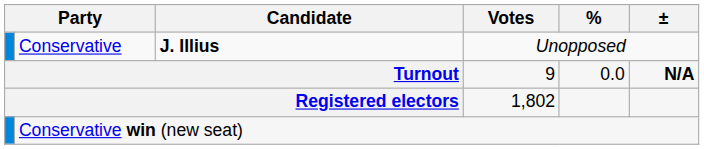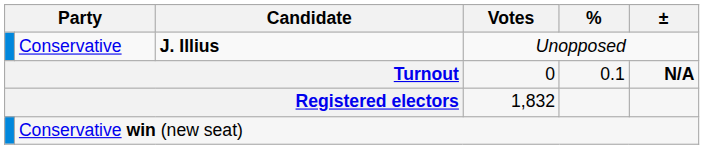(550, 74) 9 -> (550, 74) 0
(613, 74) 0.0 -> (613, 74) 0.1
(533, 102) 1,802 -> (533, 102) 1,832
